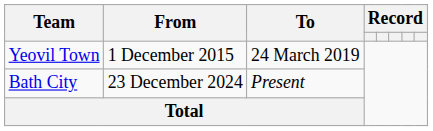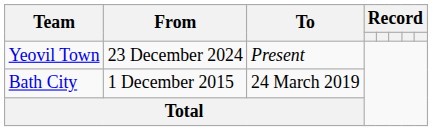(171, 54) 1 December 2015 -> (175, 54) 23 December 2024
(305, 54) 24 March 2019 -> (278, 54) Present
(175, 83) 23 December 2024 -> (171, 83) 1 December 2015
(278, 83) Present -> (305, 83) 24 March 2019
